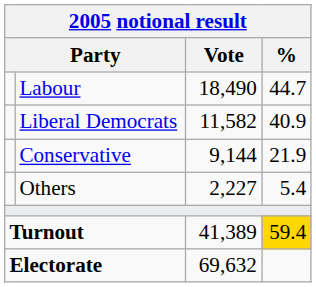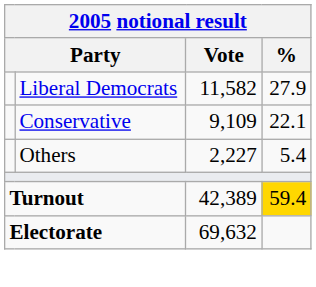- row: (50, 88)
(288, 121) 40.9 -> (288, 88) 27.9
(233, 155) 9,144 -> (233, 121) 9,109
(288, 155) 21.9 -> (288, 121) 22.1
(228, 231) 41,389 -> (228, 198) 42,389
